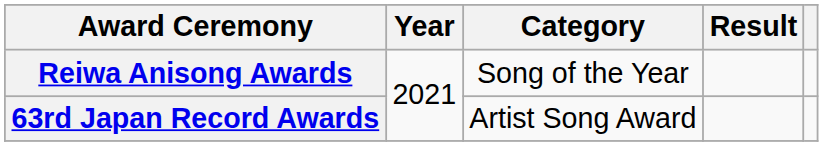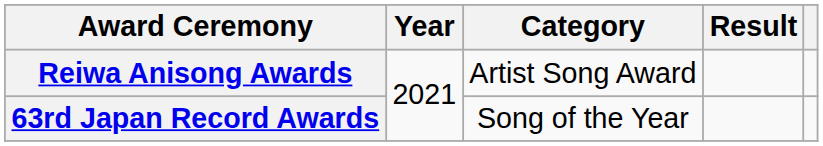(583, 72) Song of the Year -> (583, 72) Artist Song Award
(583, 118) Artist Song Award -> (583, 118) Song of the Year
